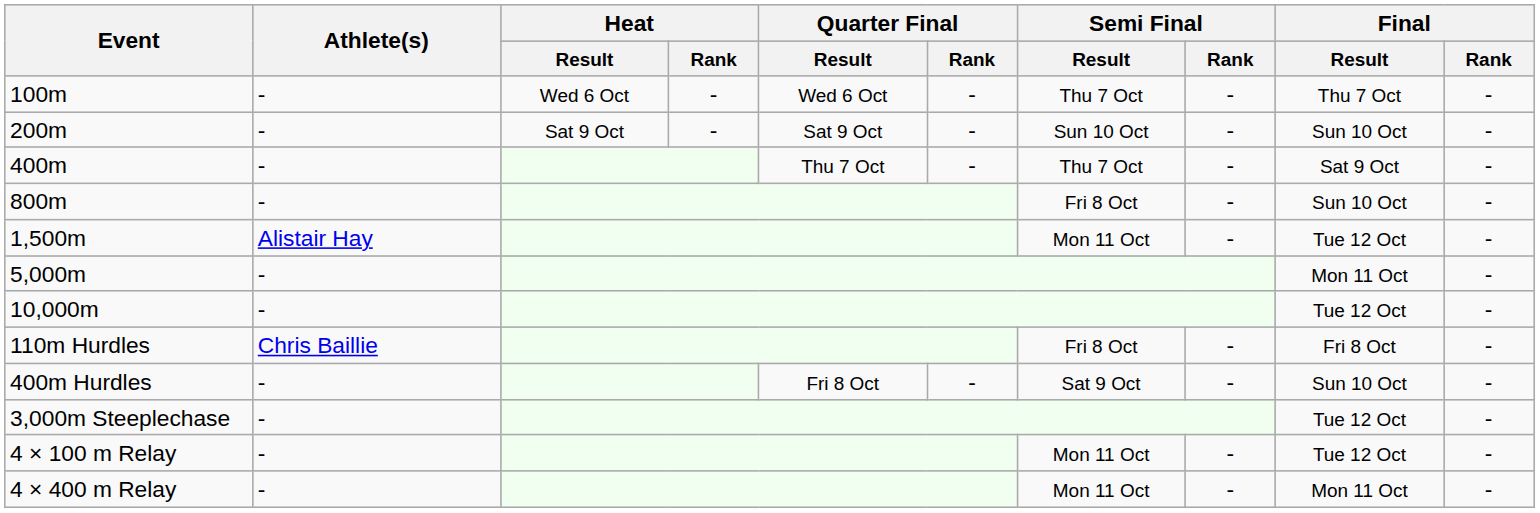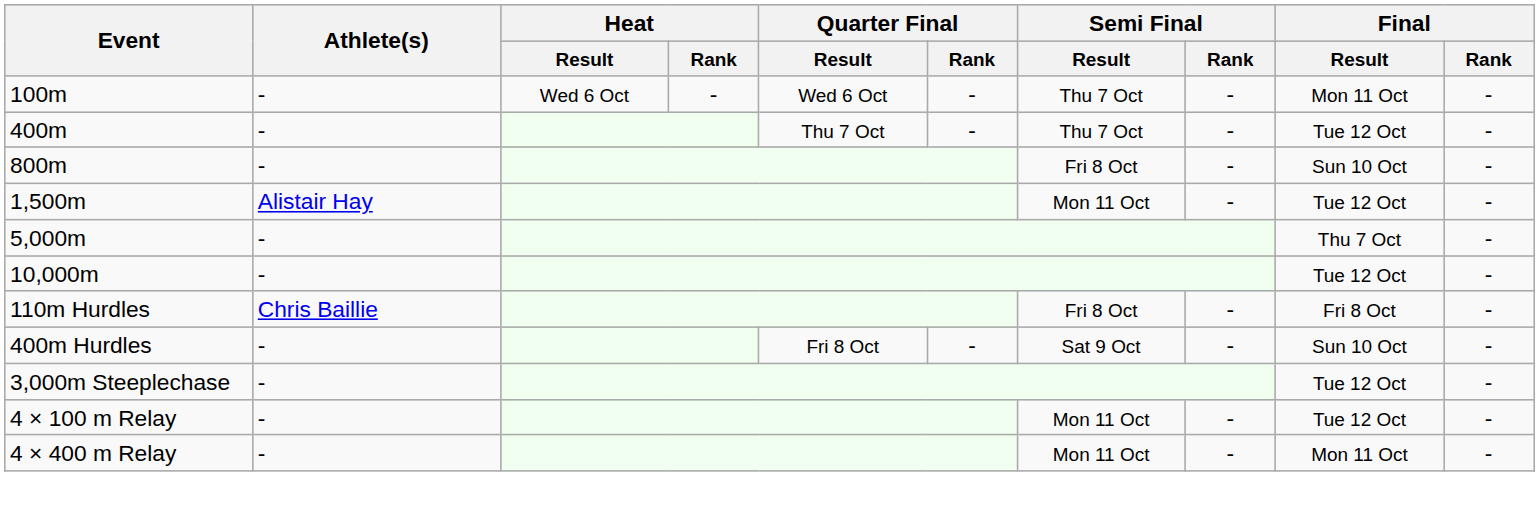(1359, 96) Thu 7 Oct -> (1359, 96) Mon 11 Oct
- row: (39, 130)
(1359, 168) Sat 9 Oct -> (1359, 132) Tue 12 Oct
(1359, 275) Mon 11 Oct -> (1359, 239) Thu 7 Oct
